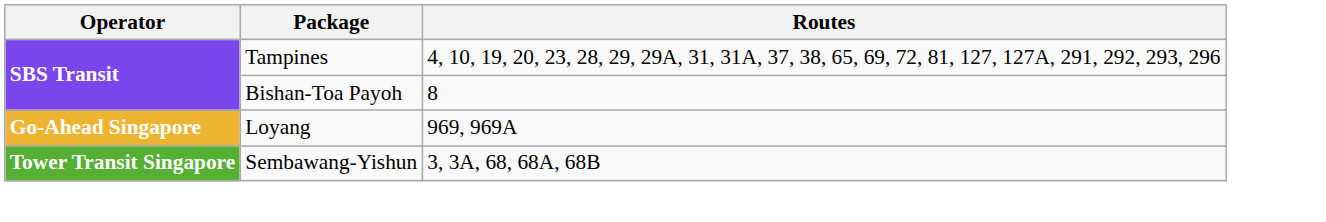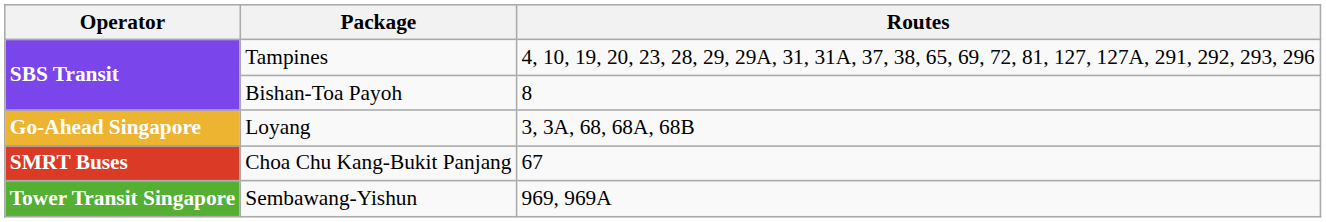(472, 127) 969, 969A -> (608, 127) 3, 3A, 68, 68A, 68B
+ row: (378, 162)
(514, 162) 3, 3A, 68, 68A, 68B -> (567, 197) 969, 969A
